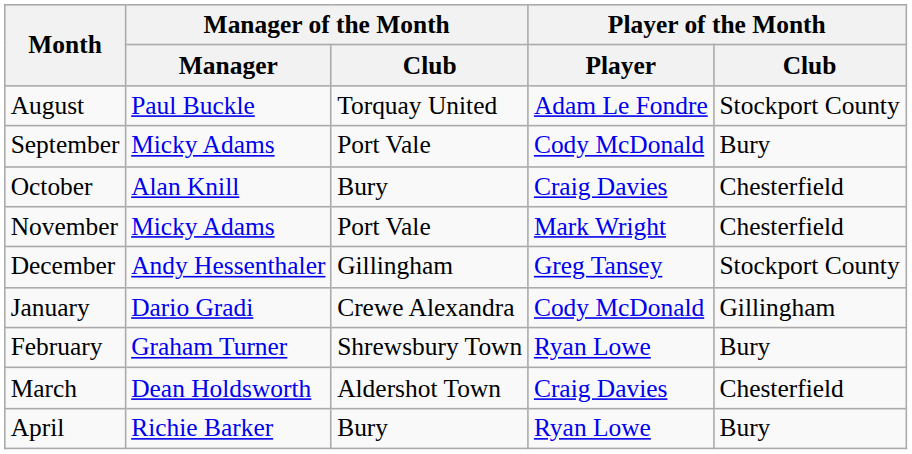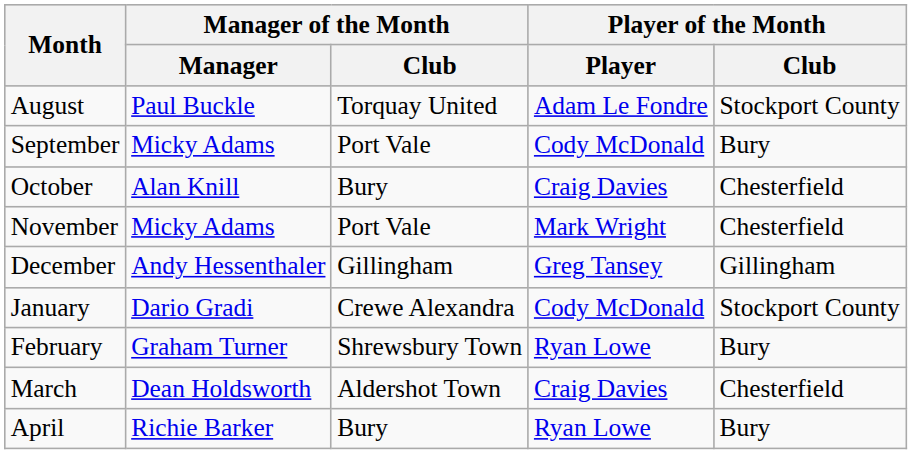(810, 266) Stockport County -> (777, 266) Gillingham
(777, 307) Gillingham -> (810, 307) Stockport County
